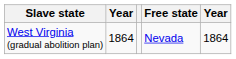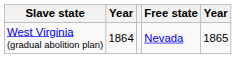(216, 38) 1864 -> (216, 38) 1865
